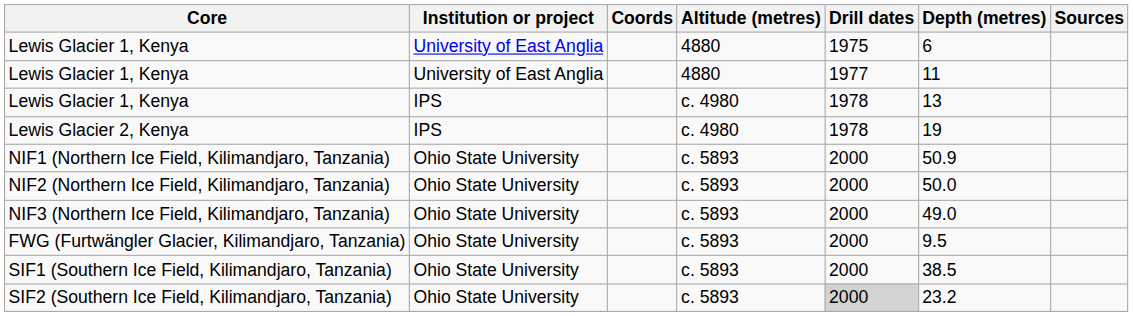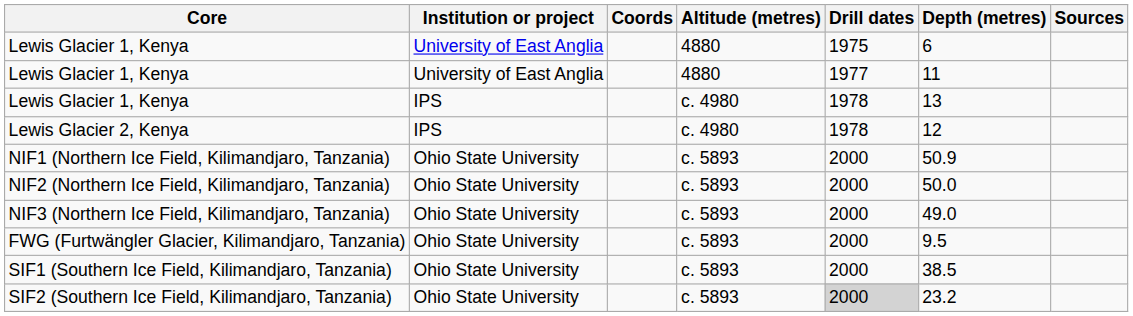(932, 130) 19 -> (932, 130) 12
